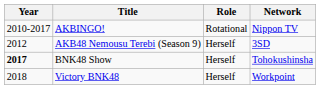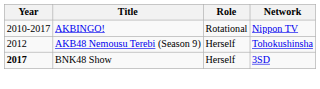(261, 44) 3SD -> (282, 44) Tohokushinsha
(282, 60) Tohokushinsha -> (261, 60) 3SD
- row: (87, 76)
